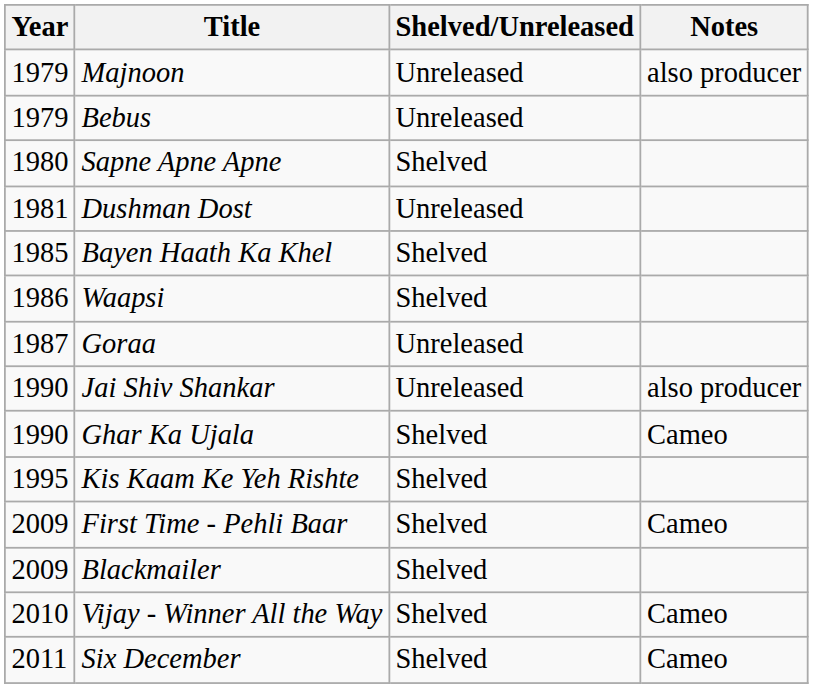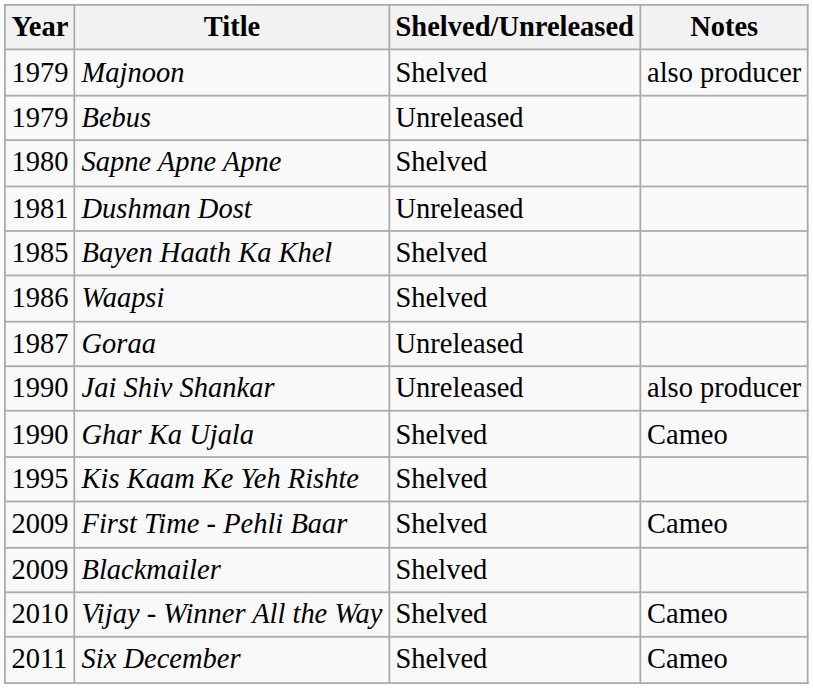(460, 72) Unreleased -> (441, 72) Shelved
